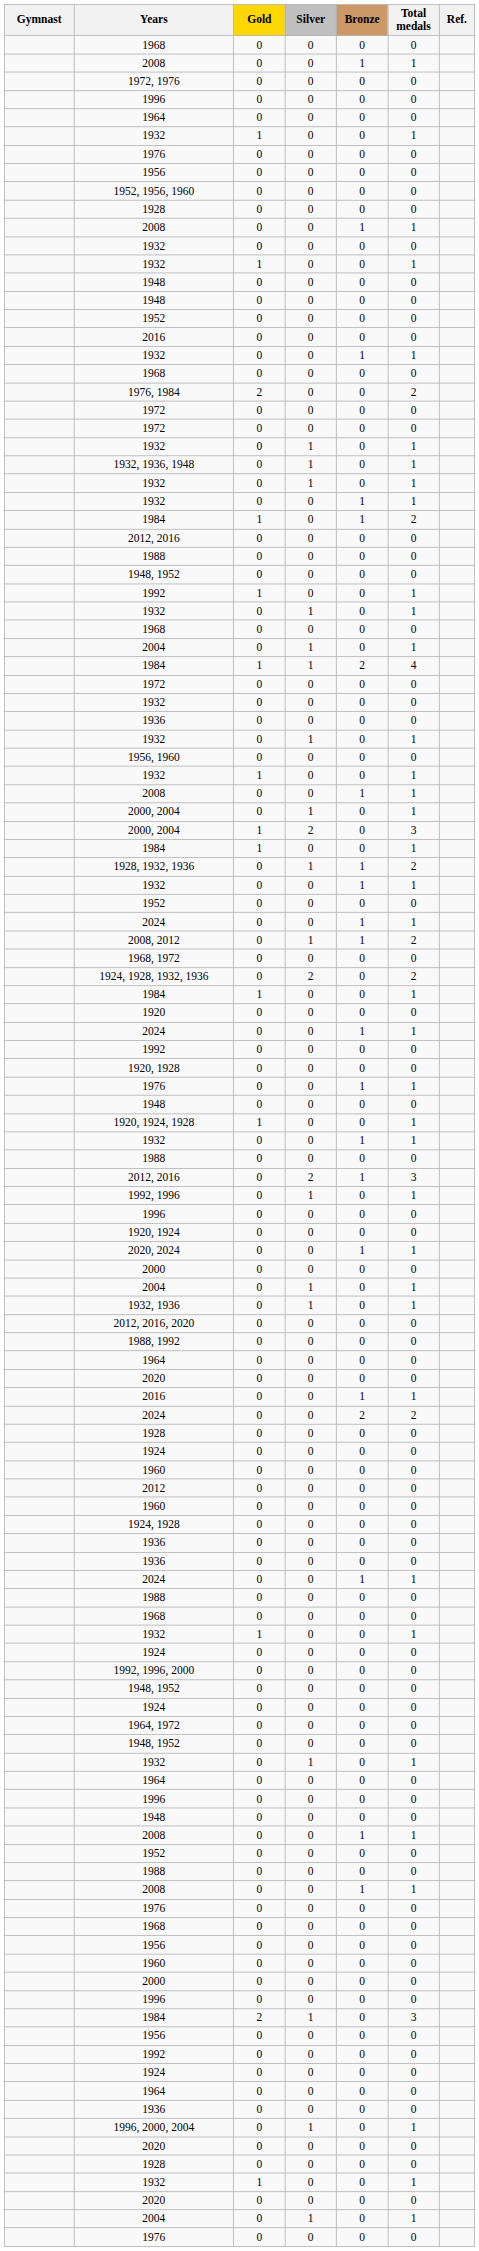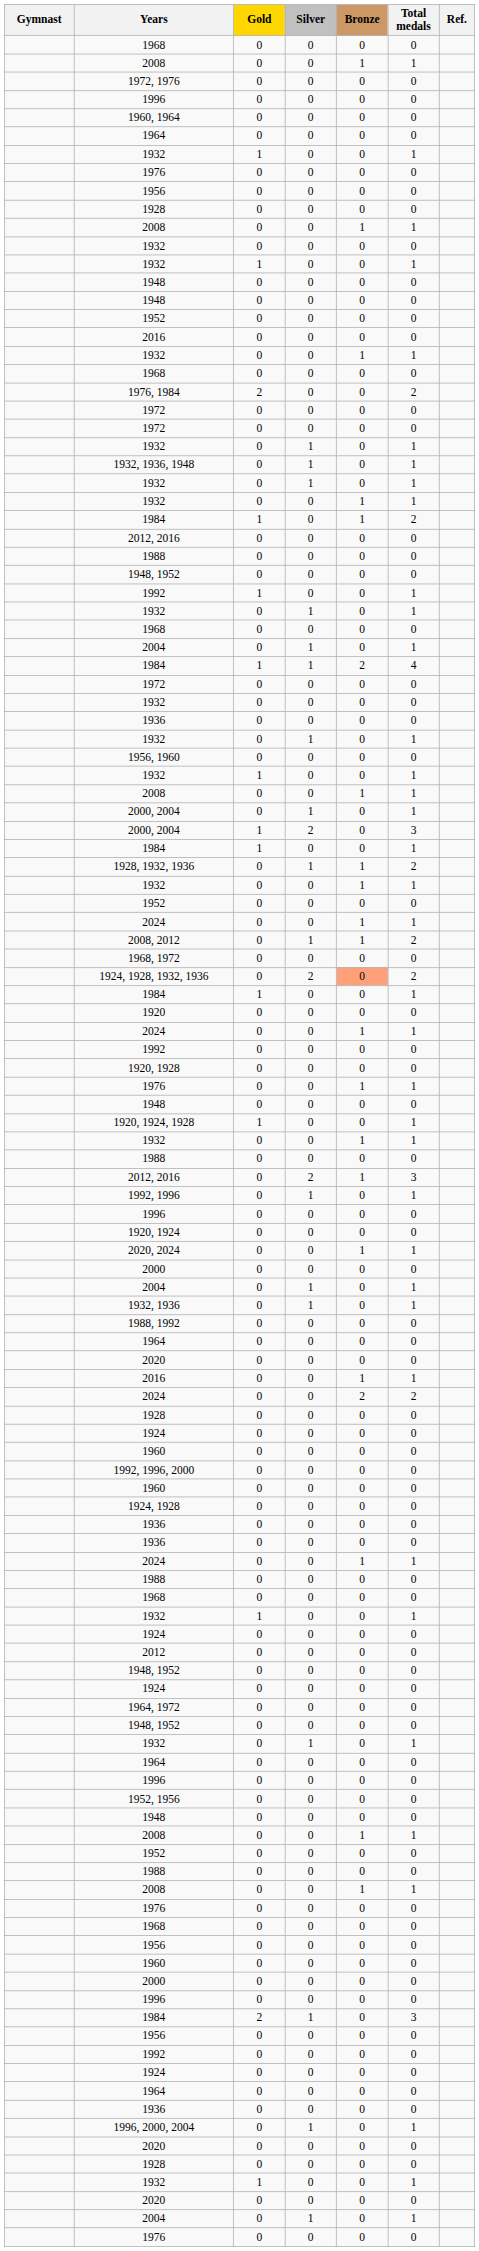+ row: (154, 117)
- row: (154, 191)
(362, 976) no background -> (362, 976) lightsalmon background
- row: (154, 1323)
rows swapped: (154, 1488) <-> (154, 1670)
+ row: (154, 1798)
